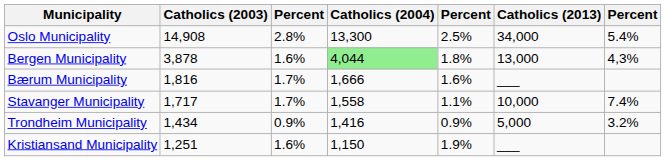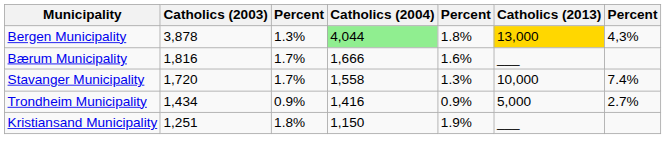- row: (59, 36)
(290, 58) 1.6% -> (290, 36) 1.3%
(518, 58) no background -> (518, 36) gold background
(181, 101) 1,717 -> (181, 79) 1,720
(456, 101) 1.1% -> (456, 79) 1.3%
(623, 123) 3.2% -> (623, 101) 2.7%
(290, 144) 1.6% -> (290, 123) 1.8%
